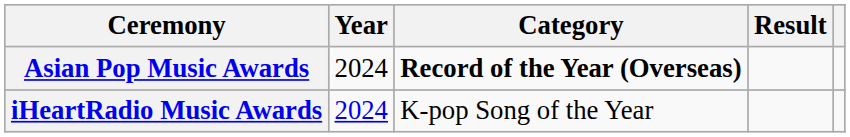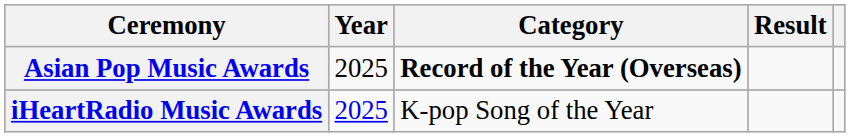(361, 68) 2024 -> (361, 68) 2025
(361, 110) 2024 -> (361, 110) 2025
